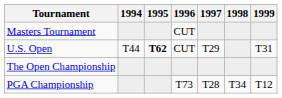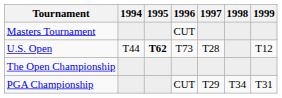(184, 49) CUT -> (184, 49) T73
(211, 49) T29 -> (211, 49) T28
(264, 49) T31 -> (264, 49) T12
(184, 84) T73 -> (184, 84) CUT
(211, 84) T28 -> (211, 84) T29
(264, 84) T12 -> (264, 84) T31
